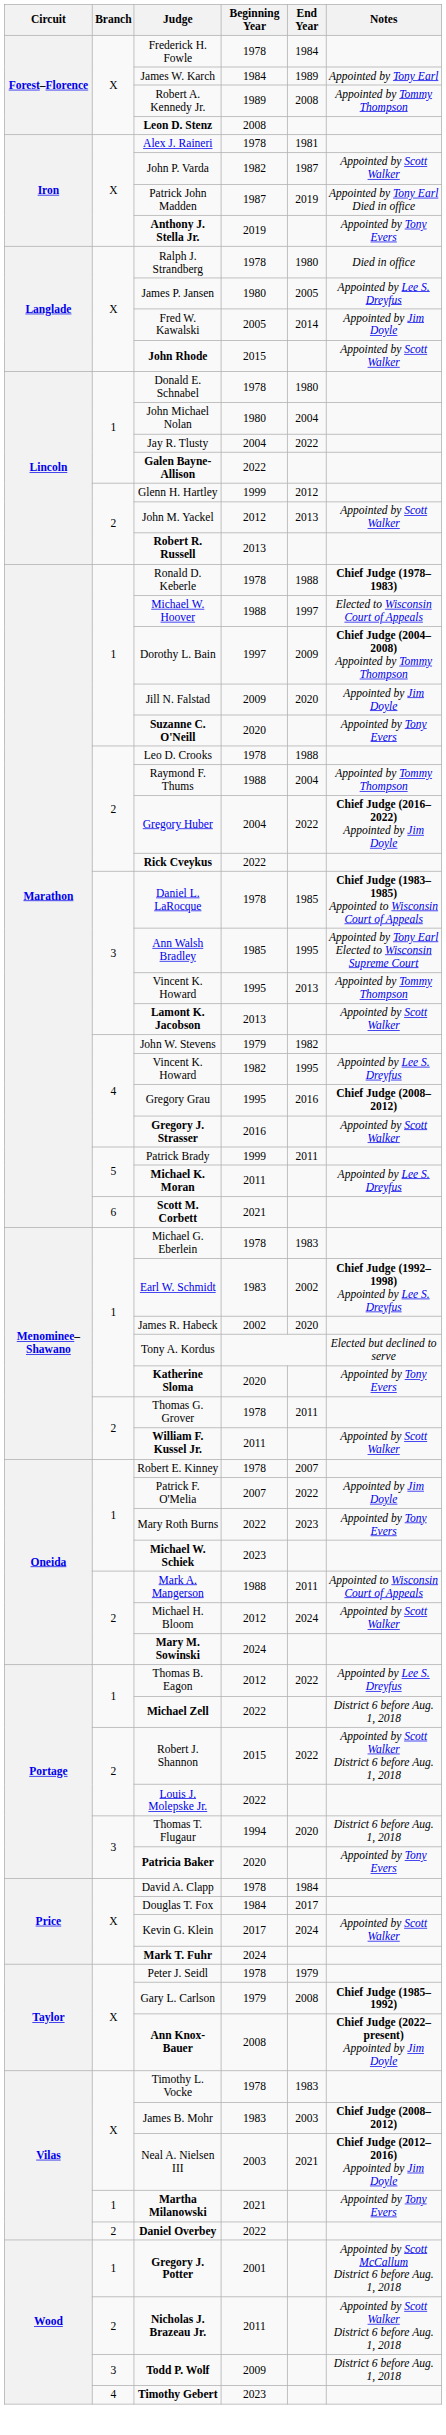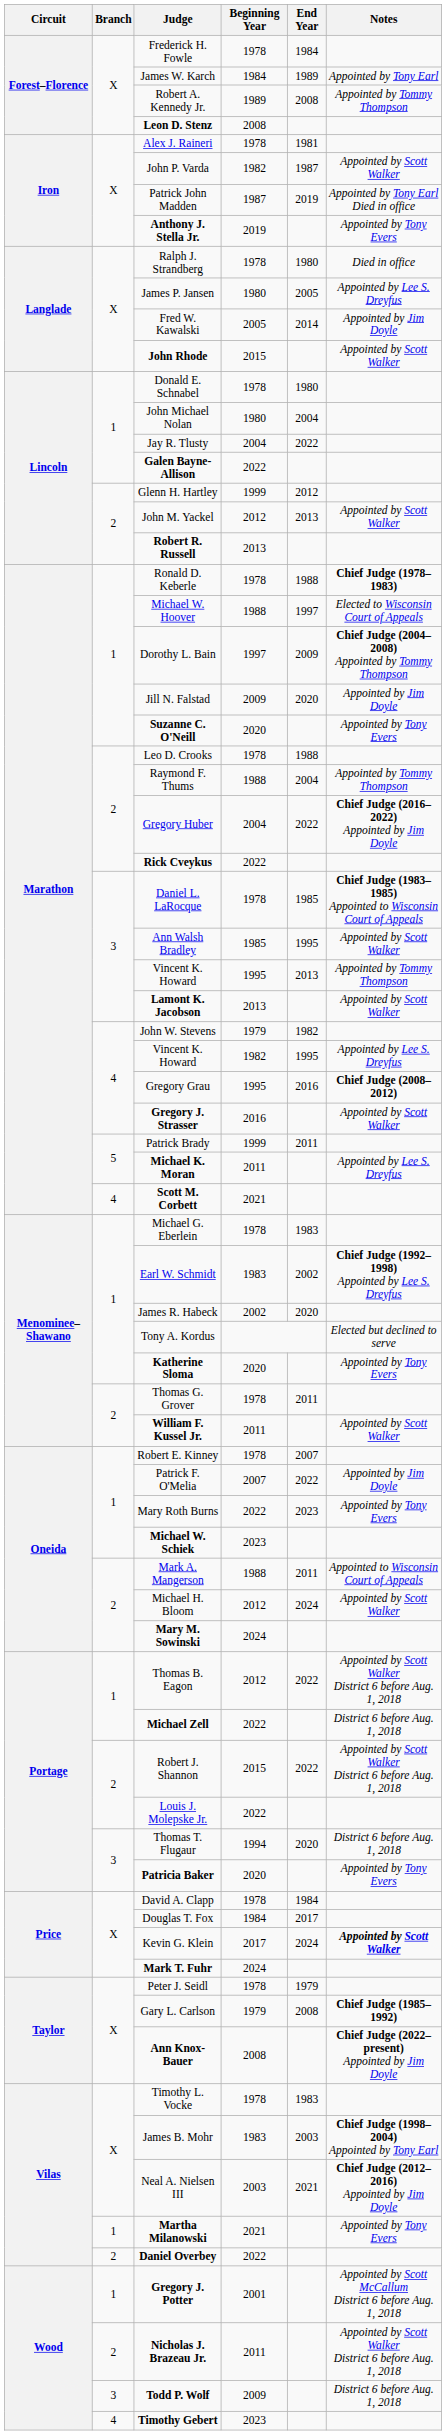(384, 950) Appointed by Tony Earl Elected to Wisconsin Supreme Court -> (384, 944) Appointed by Scott Walker
(113, 1212) 6 -> (113, 1199) 4
(384, 1680) Appointed by Lee S. Dreyfus -> (384, 1680) Appointed by Scott Walker District 6 before Aug. 1, 2018
(384, 1930) normal -> (384, 1943) bold
(384, 2117) Chief Judge (2008–2012) -> (384, 2137) Chief Judge (1998–2004) Appointed by Tony Earl
